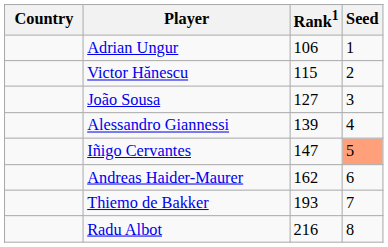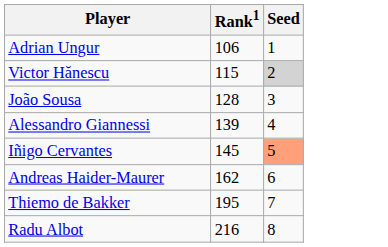- column: (44, 19)
(350, 73) no background -> (271, 73) lightgrey background
(306, 99) 127 -> (227, 99) 128
(306, 151) 147 -> (227, 151) 145
(306, 203) 193 -> (227, 203) 195
